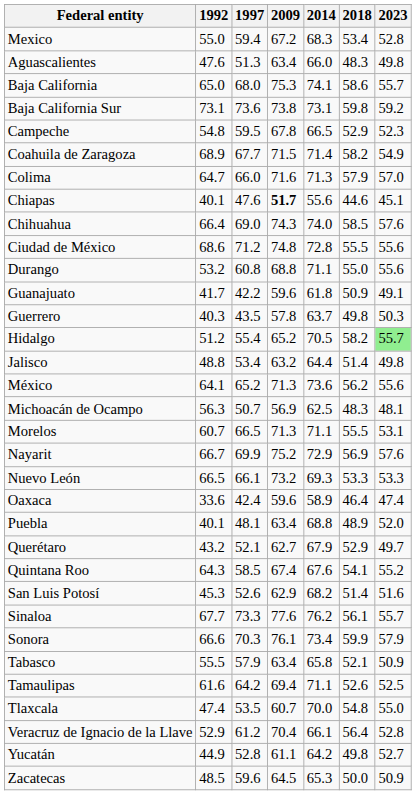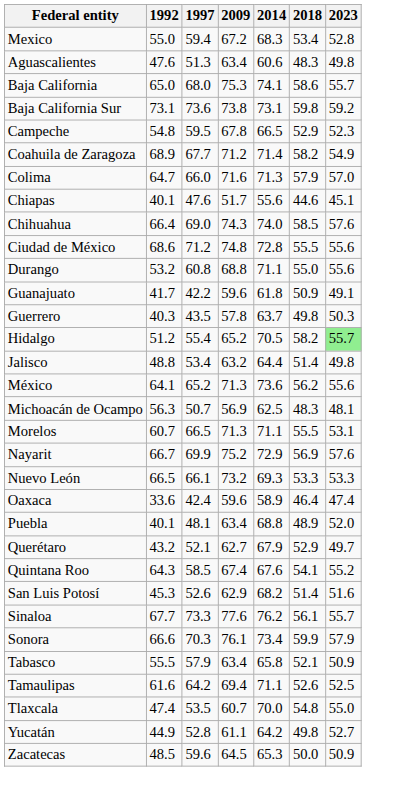(319, 62) 66.0 -> (270, 62) 60.6
(284, 154) 71.5 -> (234, 154) 71.2
(284, 200) bold -> (234, 200) normal
- row: (100, 731)
